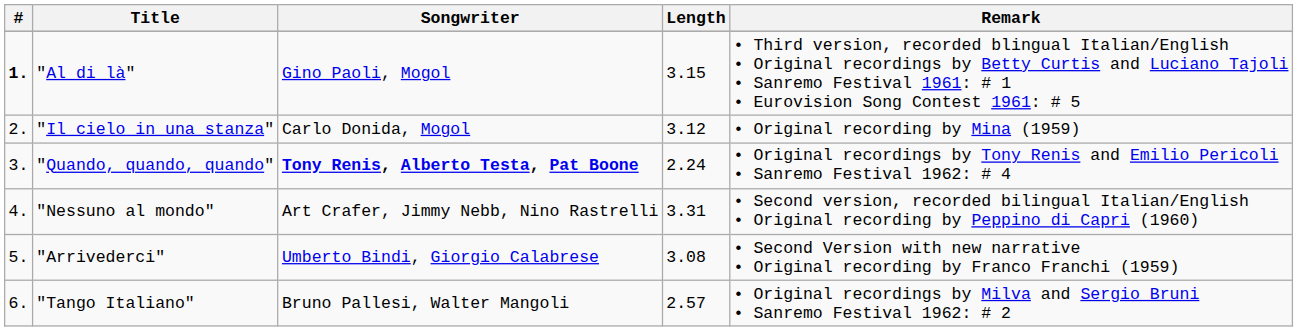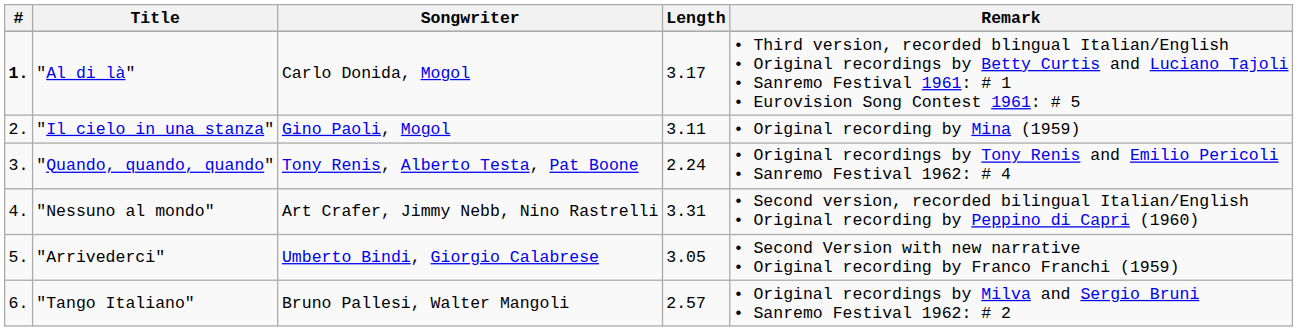(366, 74) Gino Paoli, Mogol -> (376, 74) Carlo Donida, Mogol
(686, 74) 3.15 -> (686, 74) 3.17
(376, 129) Carlo Donida, Mogol -> (366, 129) Gino Paoli, Mogol
(686, 129) 3.12 -> (686, 129) 3.11
(460, 165) bold -> (460, 165) normal
(686, 257) 3.08 -> (686, 257) 3.05
